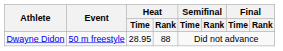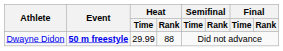(97, 39) normal -> (98, 39) bold
(140, 39) 28.95 -> (143, 39) 29.99
